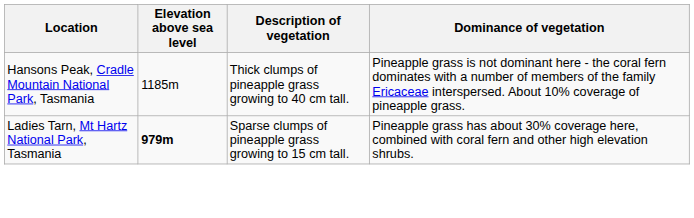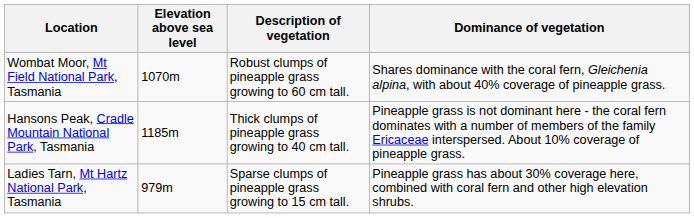+ row: (62, 77)
(157, 139) bold -> (157, 188) normal
